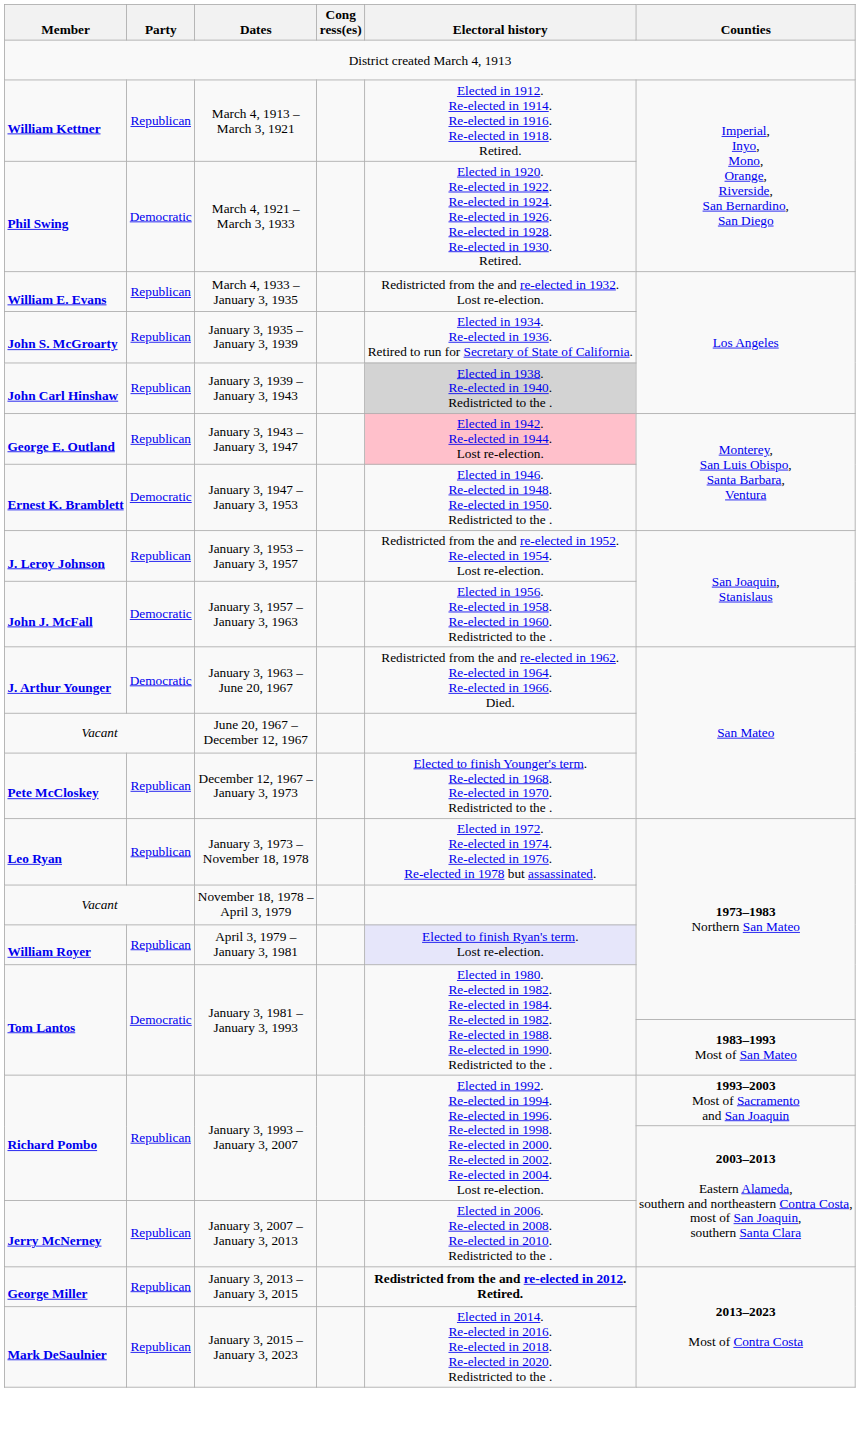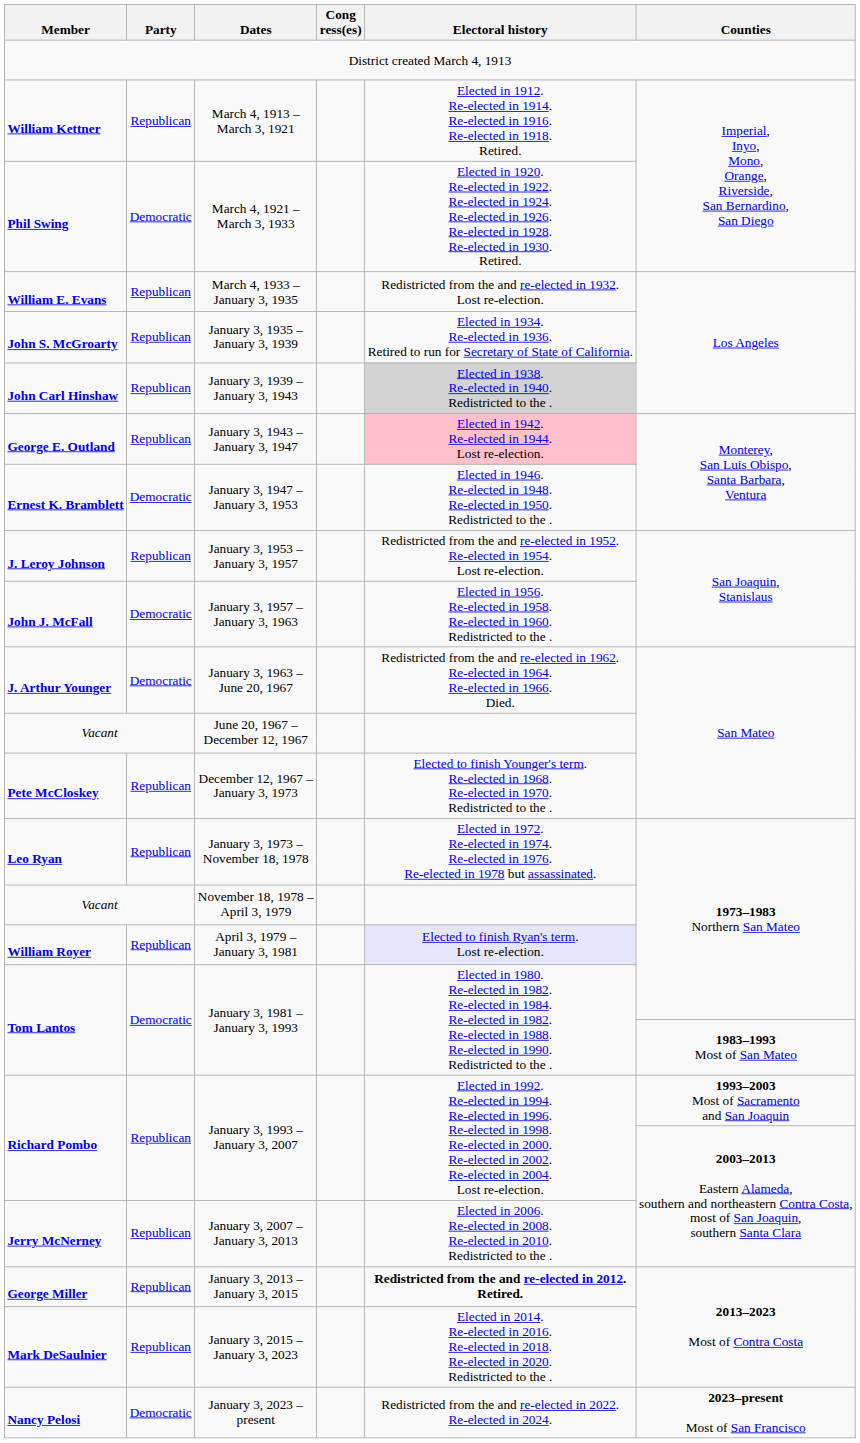+ row: (44, 1420)
